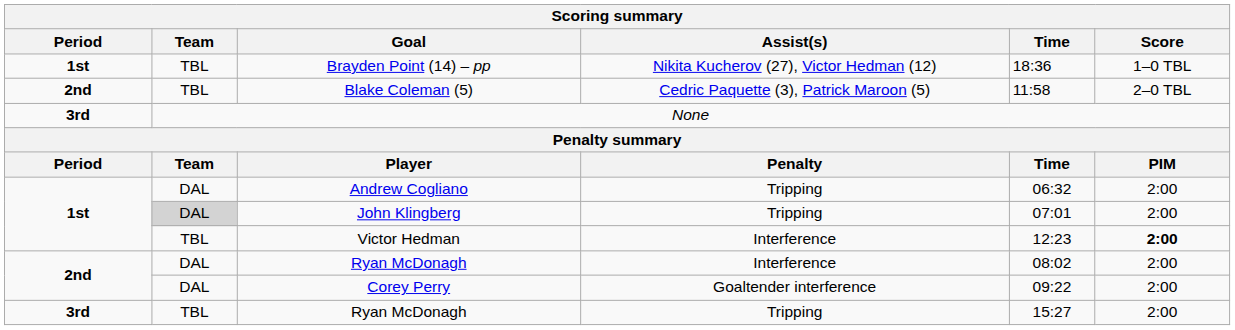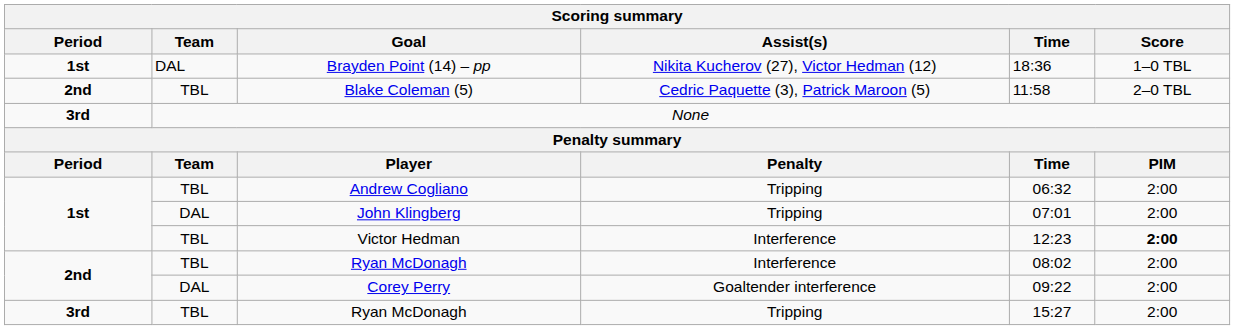(194, 66) TBL -> (170, 66) DAL
(194, 189) DAL -> (194, 189) TBL
(194, 213) lightgrey background -> (194, 213) no background
(194, 262) DAL -> (194, 262) TBL
